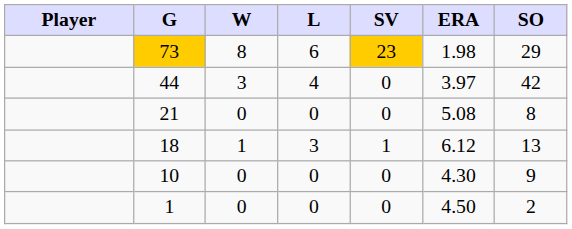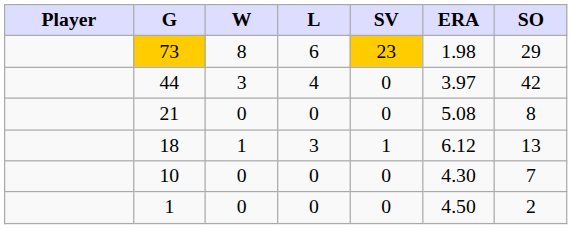(531, 176) 9 -> (531, 176) 7
